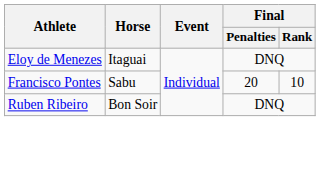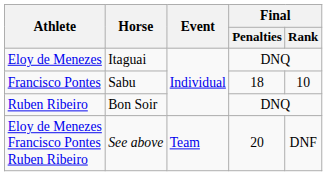(251, 82) 20 -> (257, 82) 18
+ row: (55, 143)
